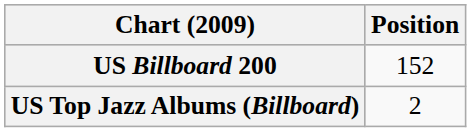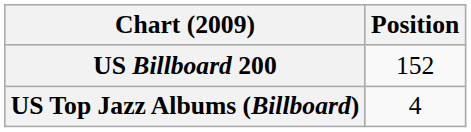(415, 106) 2 -> (415, 106) 4
